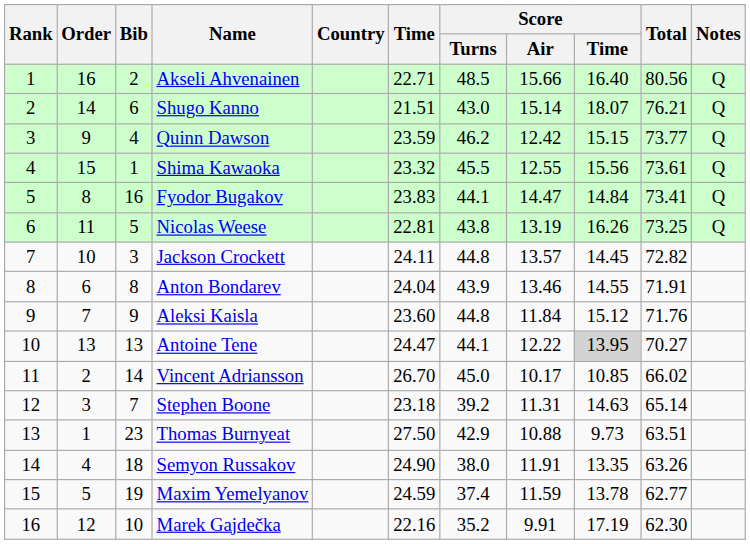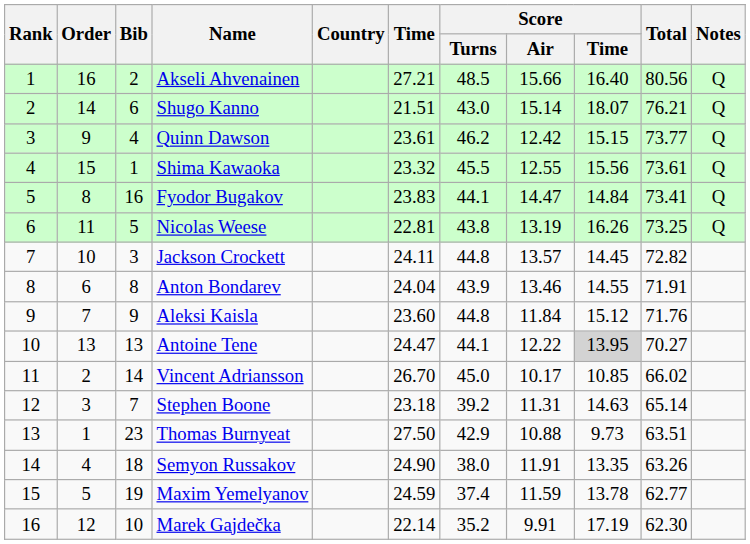(414, 78) 22.71 -> (414, 78) 27.21
(414, 138) 23.59 -> (414, 138) 23.61
(414, 524) 22.16 -> (414, 524) 22.14
